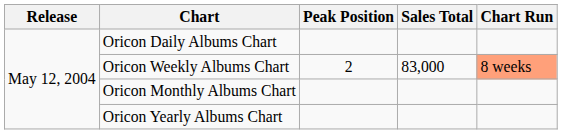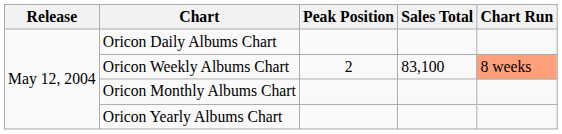(423, 66) 83,000 -> (423, 66) 83,100
